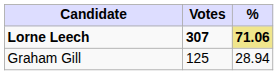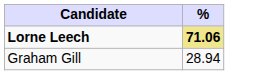- column: (207, 15)
